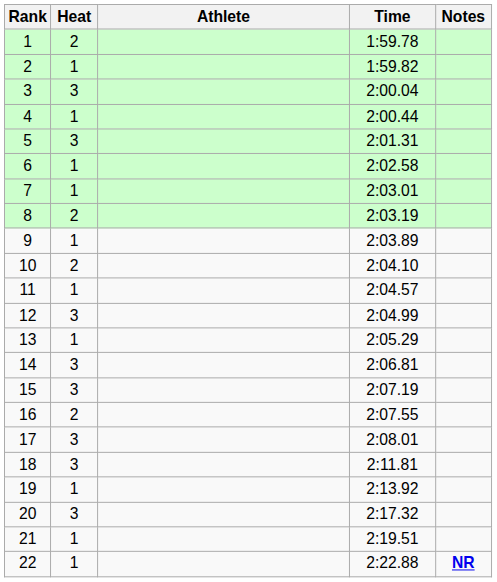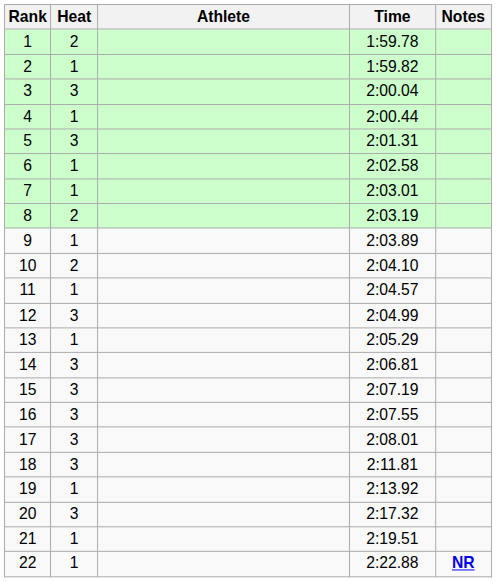(74, 414) 2 -> (74, 414) 3
